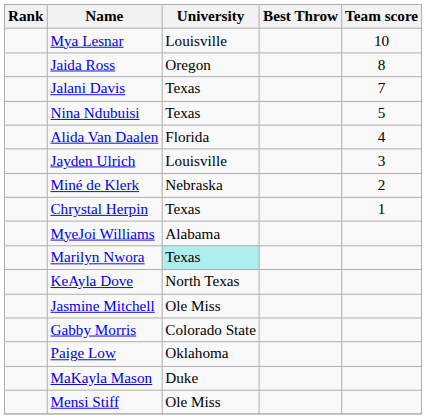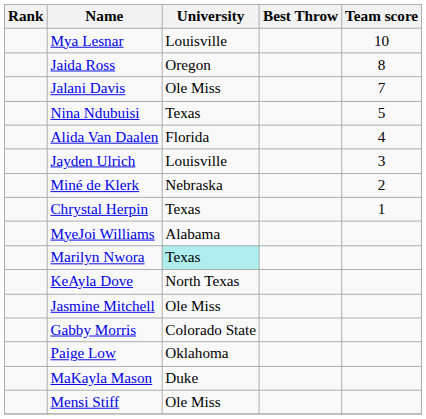(183, 88) Texas -> (193, 88) Ole Miss
